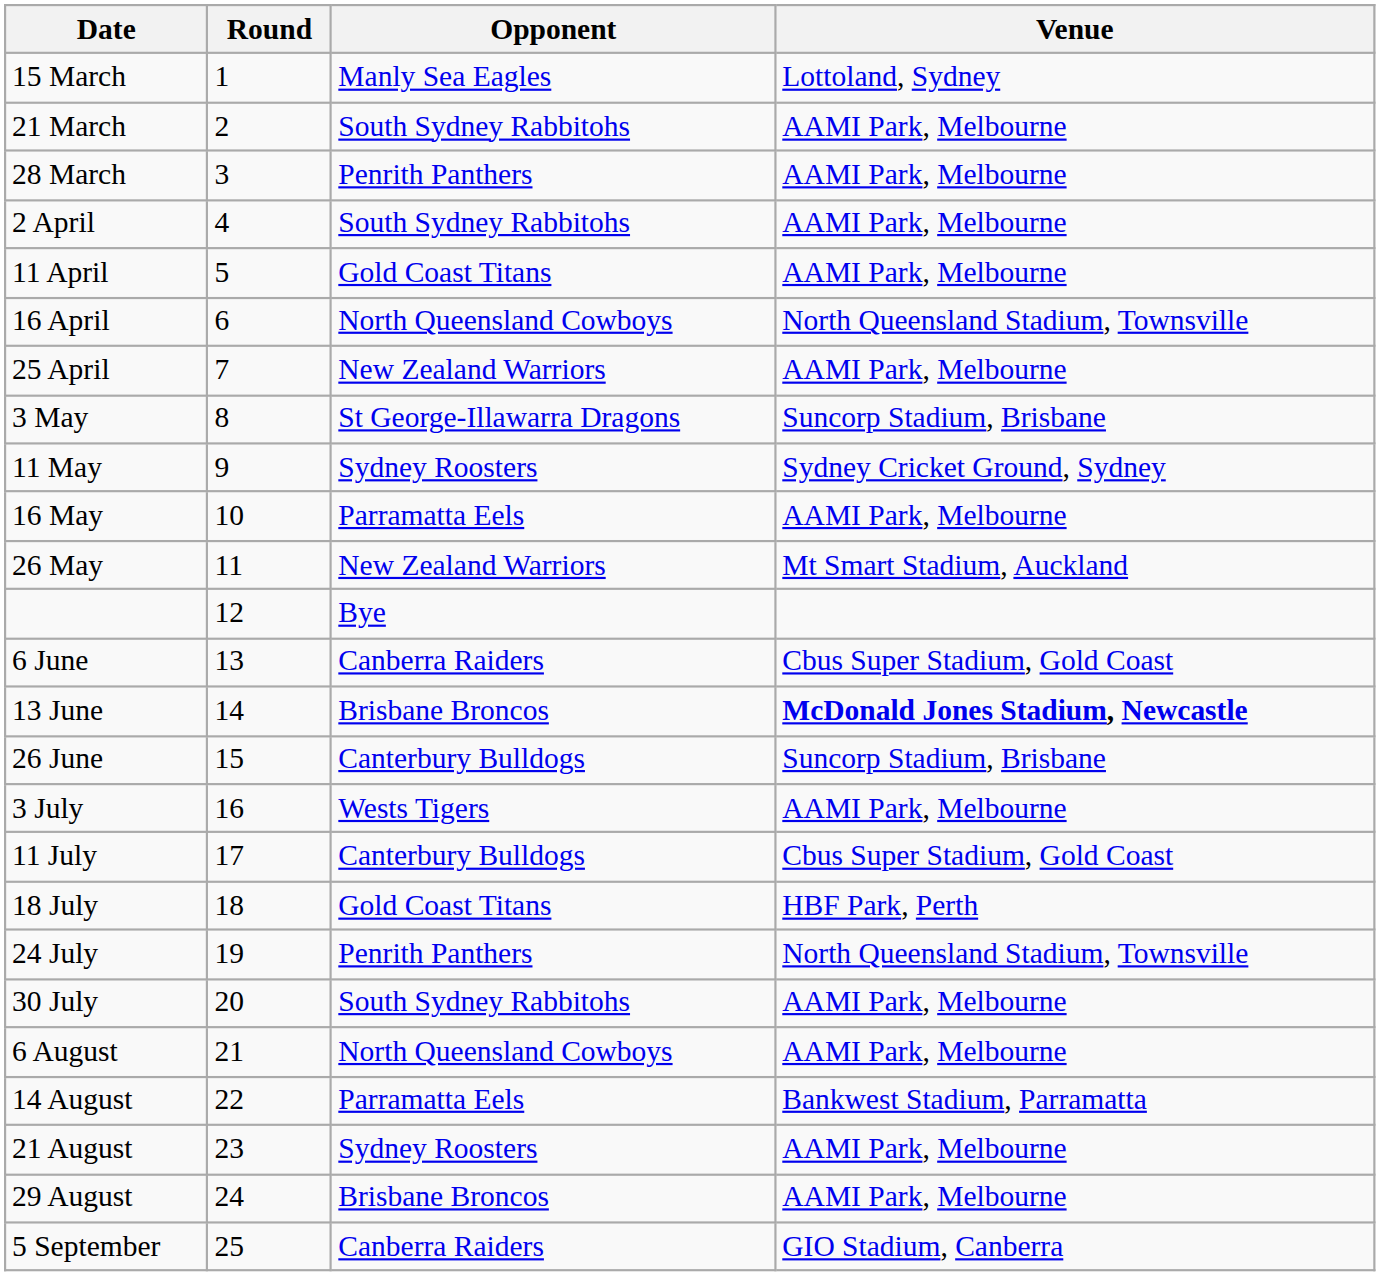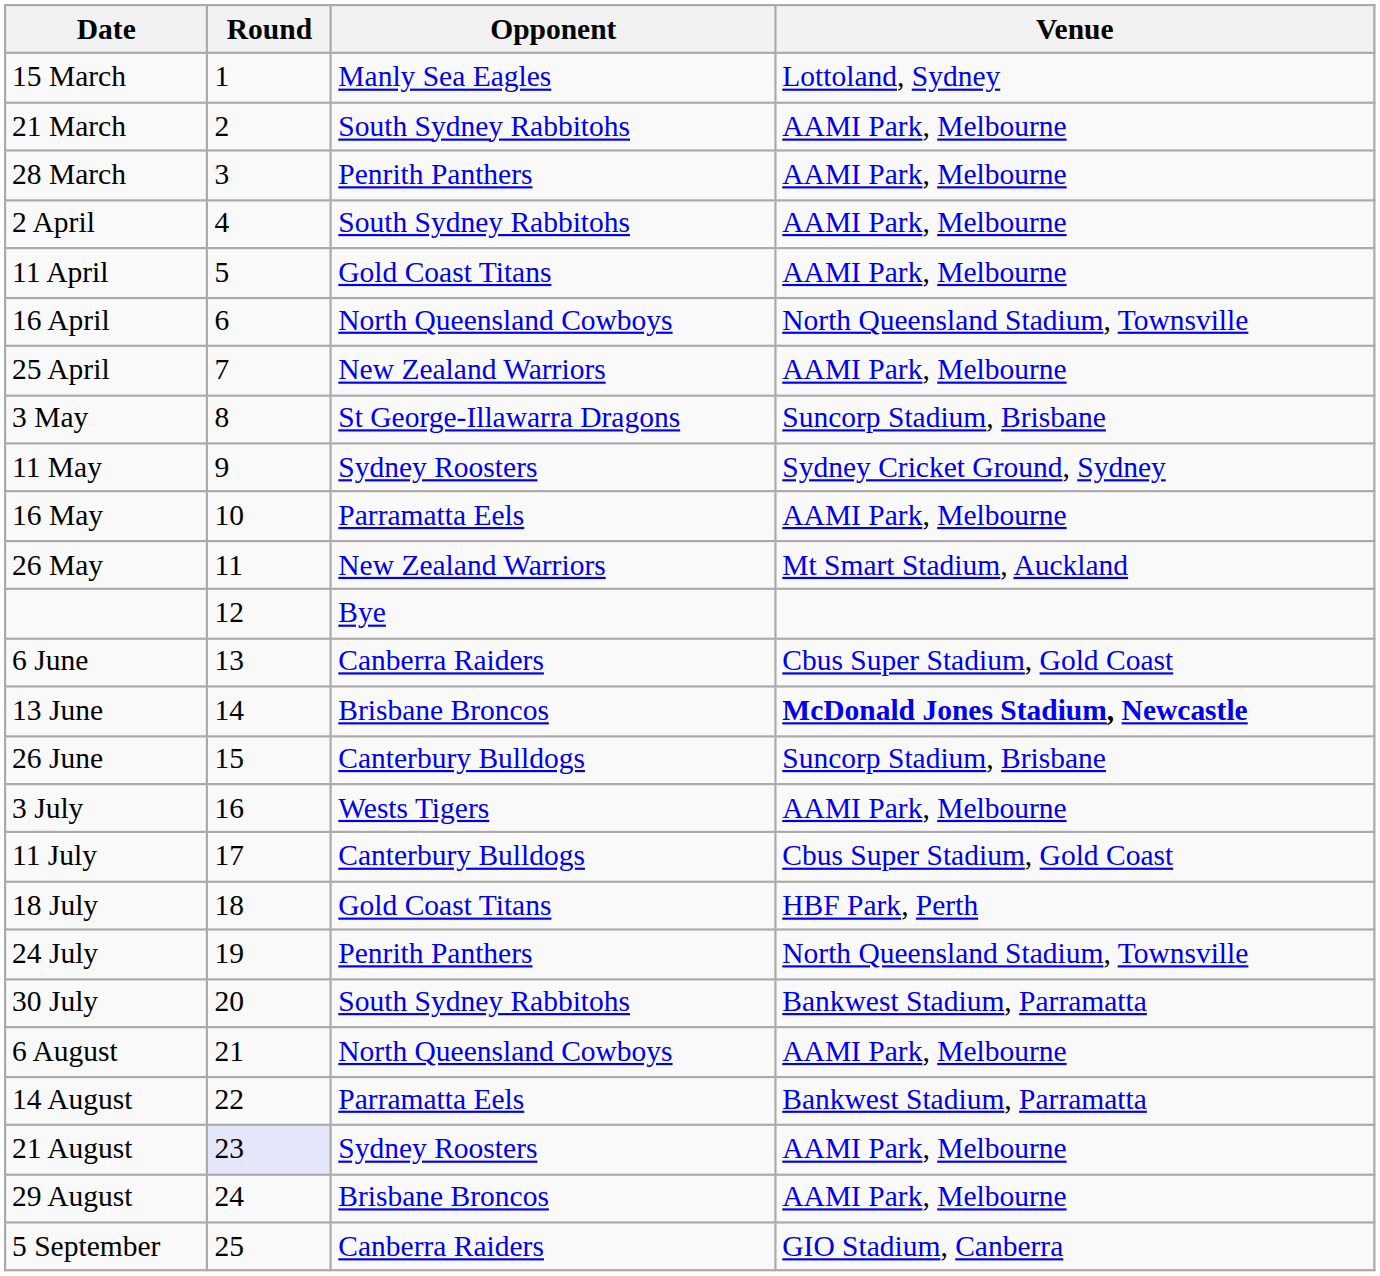(924, 1002) AAMI Park, Melbourne -> (965, 1002) Bankwest Stadium, Parramatta
(229, 1148) no background -> (229, 1148) lavender background
